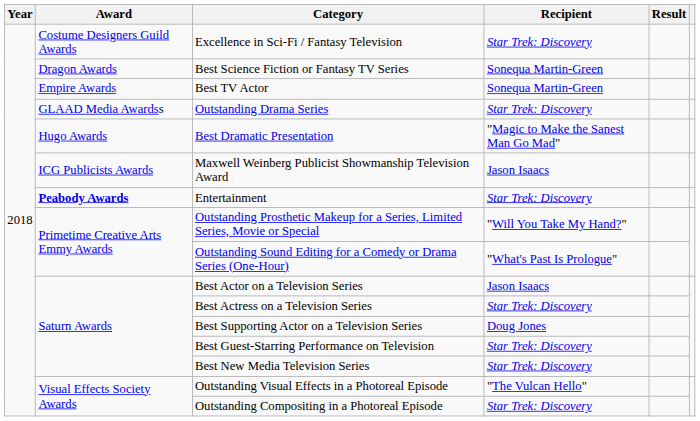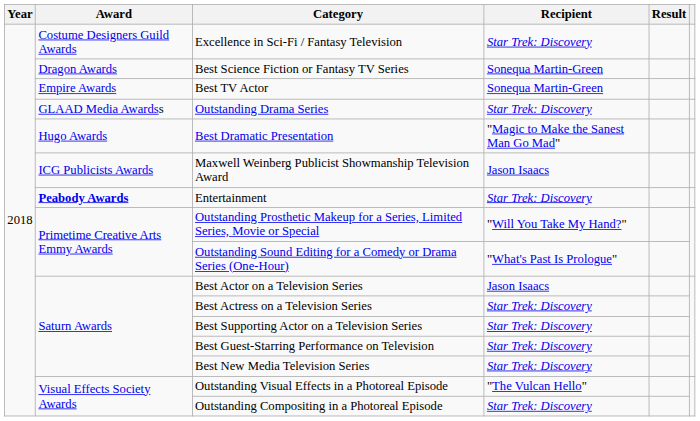(517, 326) Doug Jones -> (539, 326) Star Trek: Discovery
